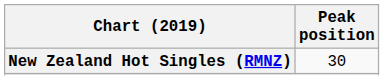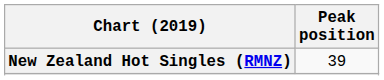(337, 61) 30 -> (337, 61) 39
